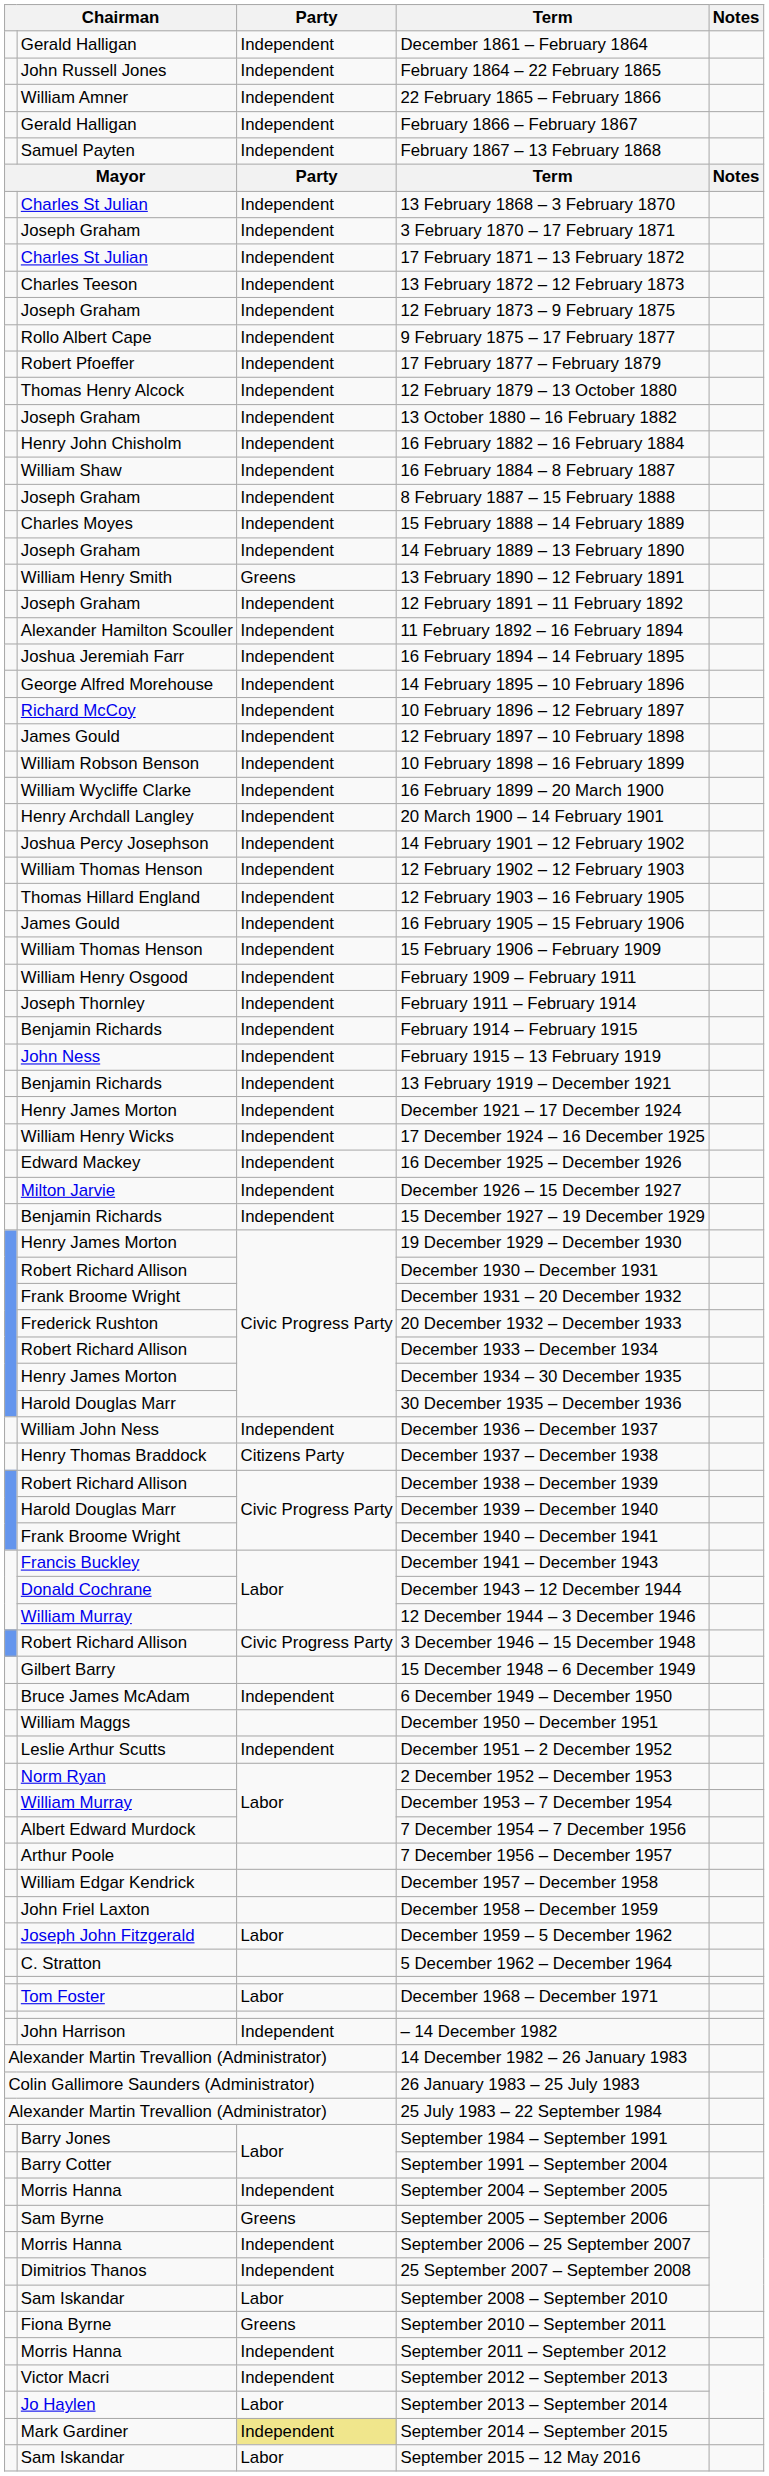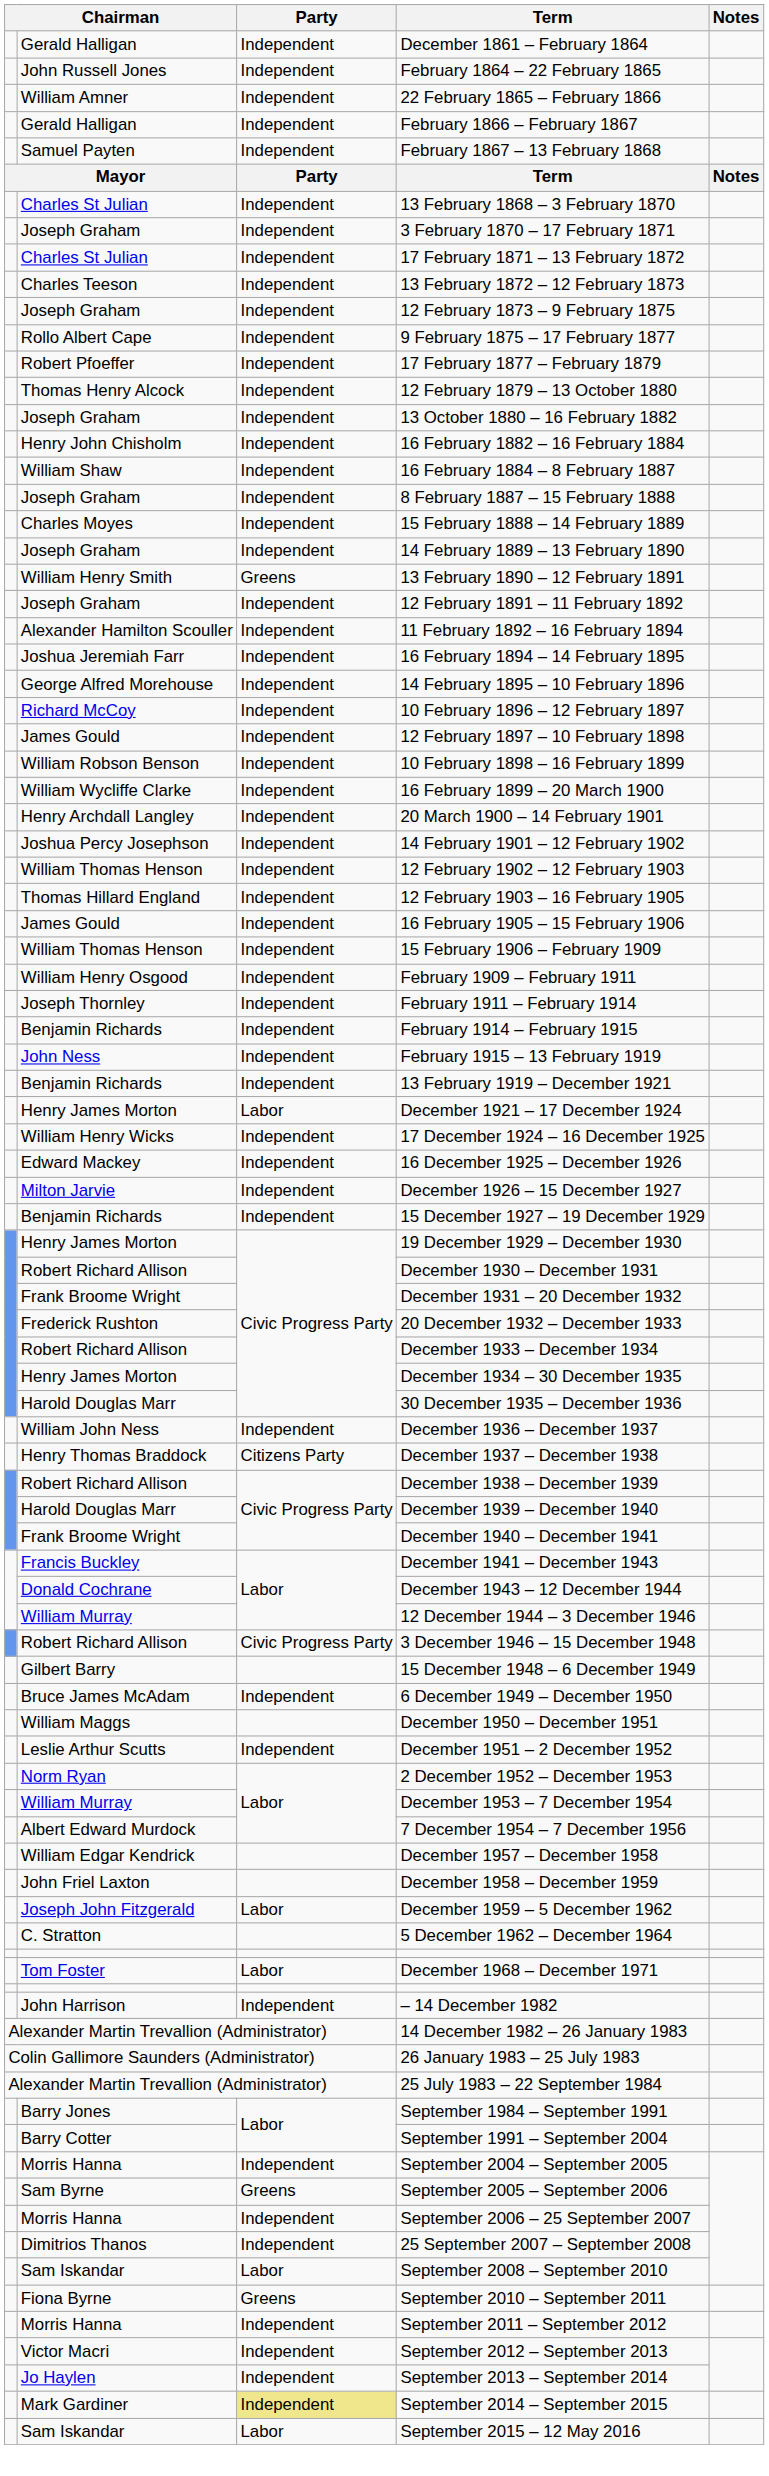(287, 1110) Independent -> (262, 1110) Labor
- row: (68, 1856)
(262, 2404) Labor -> (287, 2377) Independent
